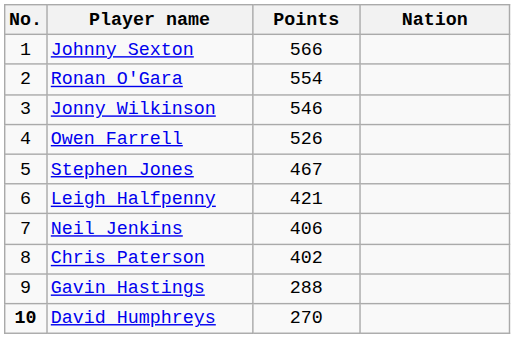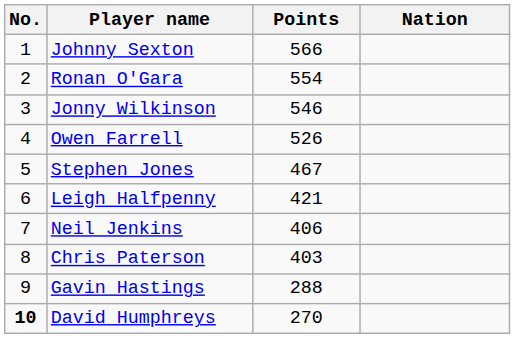(306, 259) 402 -> (306, 259) 403
